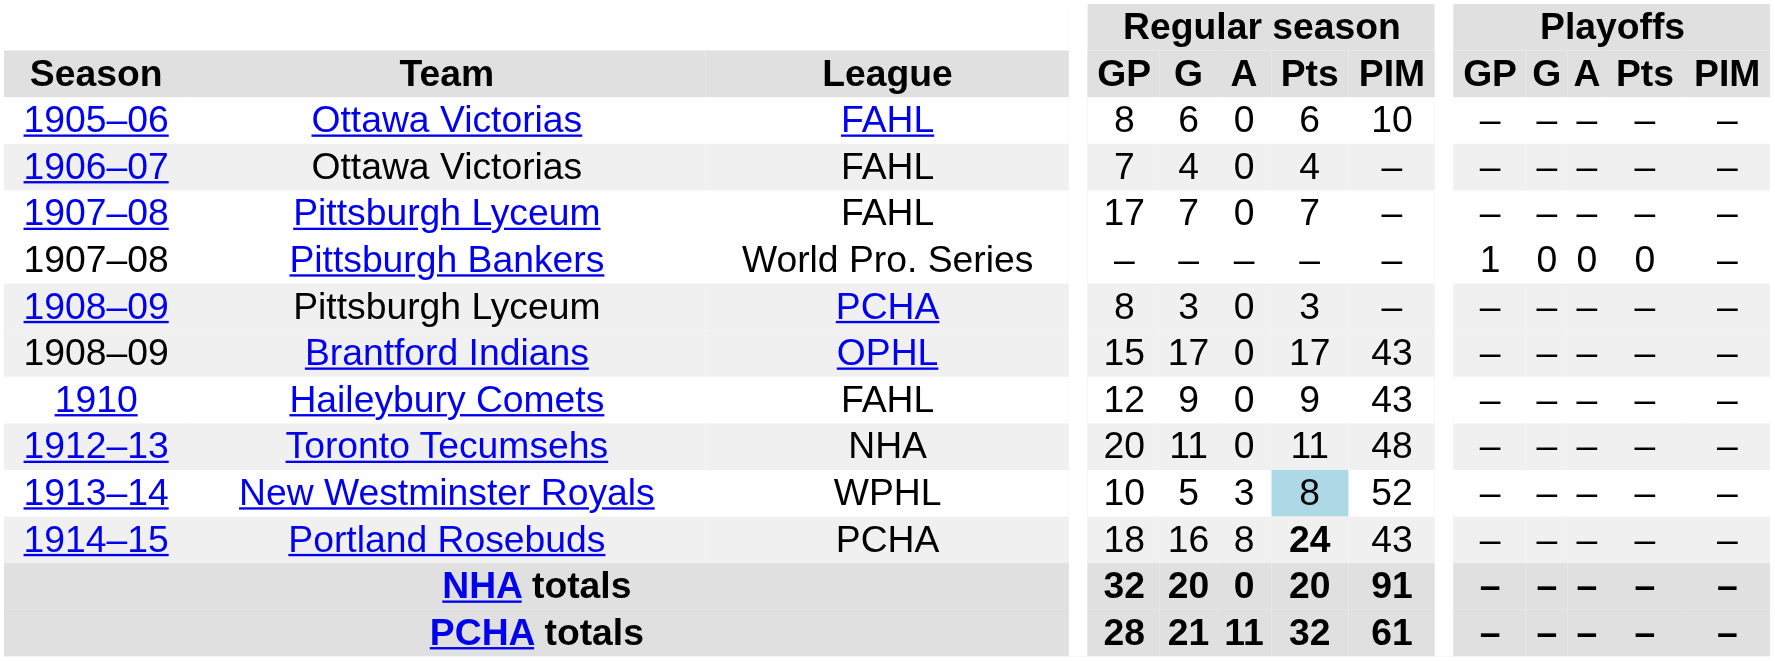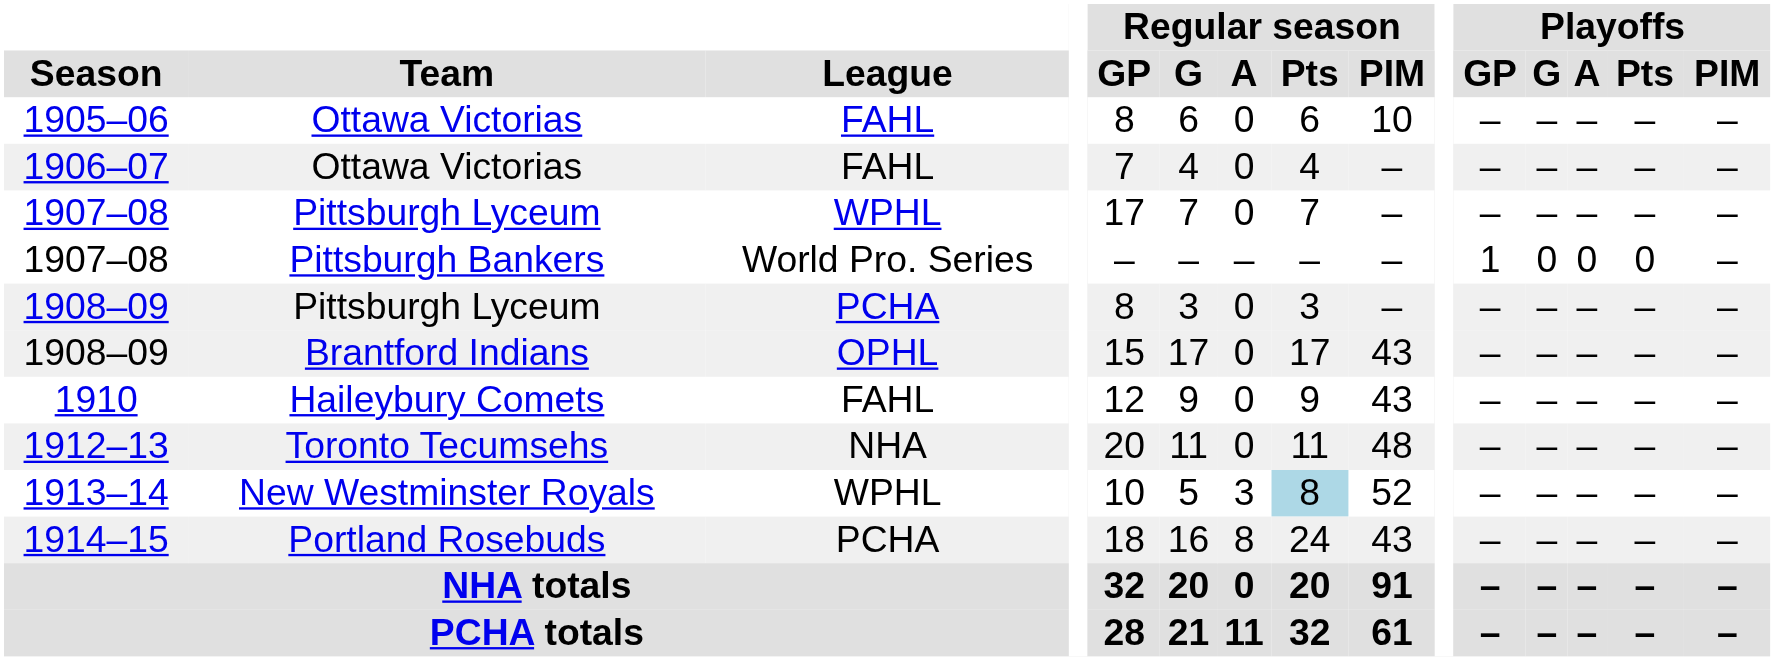(888, 213) FAHL -> (888, 213) WPHL
(1310, 539) bold -> (1310, 539) normal
